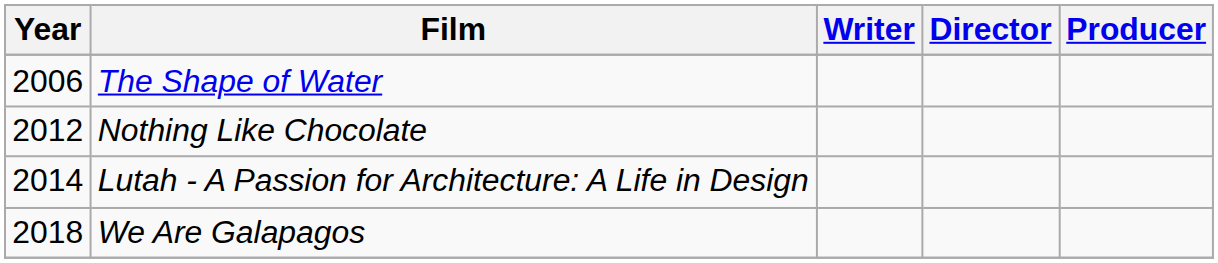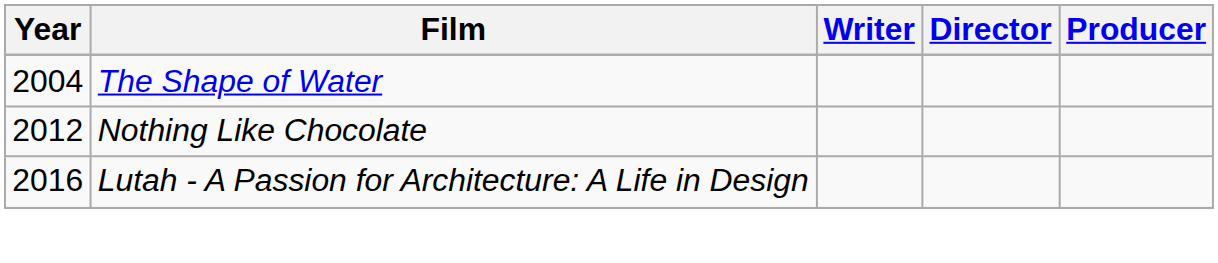(48, 80) 2006 -> (48, 80) 2004
(48, 181) 2014 -> (48, 181) 2016
- row: (231, 231)
